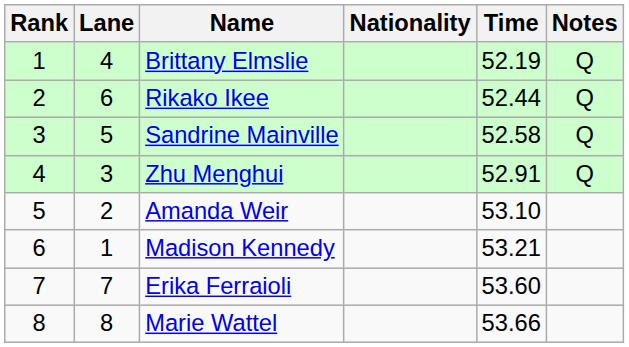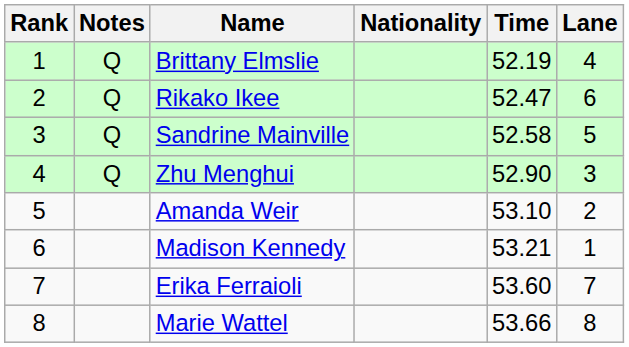columns swapped: (107, 23) <-> (585, 23)
(511, 98) 52.44 -> (522, 98) 52.47
(511, 173) 52.91 -> (522, 173) 52.90
